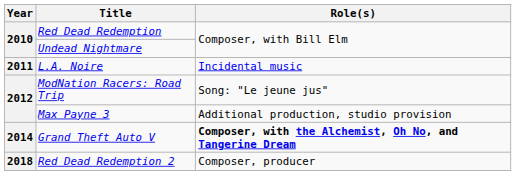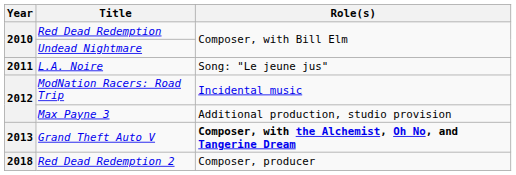(250, 66) Incidental music -> (263, 66) Song: "Le jeune jus"
(263, 90) Song: "Le jeune jus" -> (250, 90) Incidental music
(20, 137) 2014 -> (20, 137) 2013
